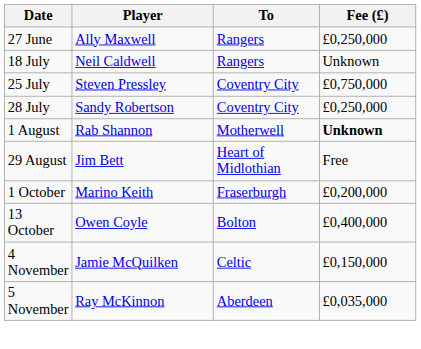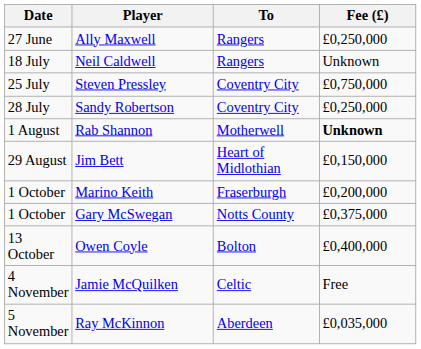(335, 161) Free -> (355, 161) £0,150,000
+ row: (124, 214)
(355, 261) £0,150,000 -> (335, 284) Free
